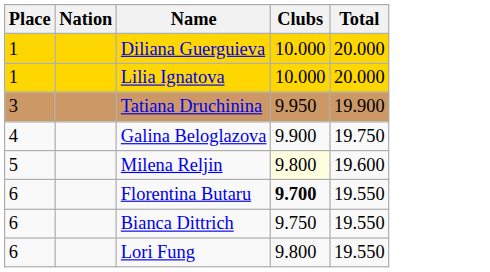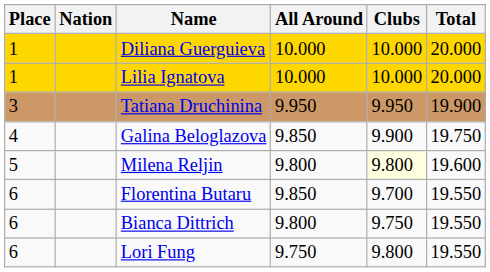+ column: (319, 19)
(296, 194) bold -> (392, 194) normal
